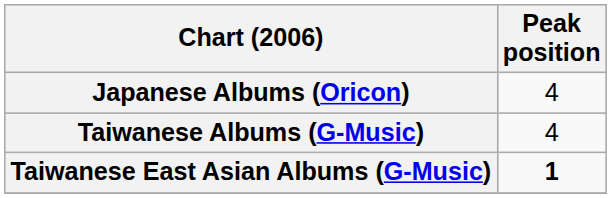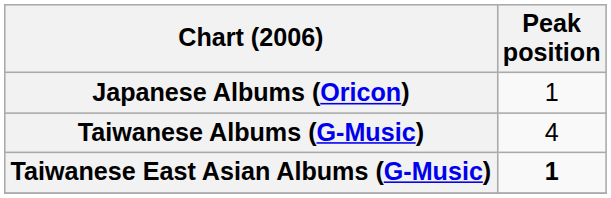(552, 92) 4 -> (552, 92) 1
